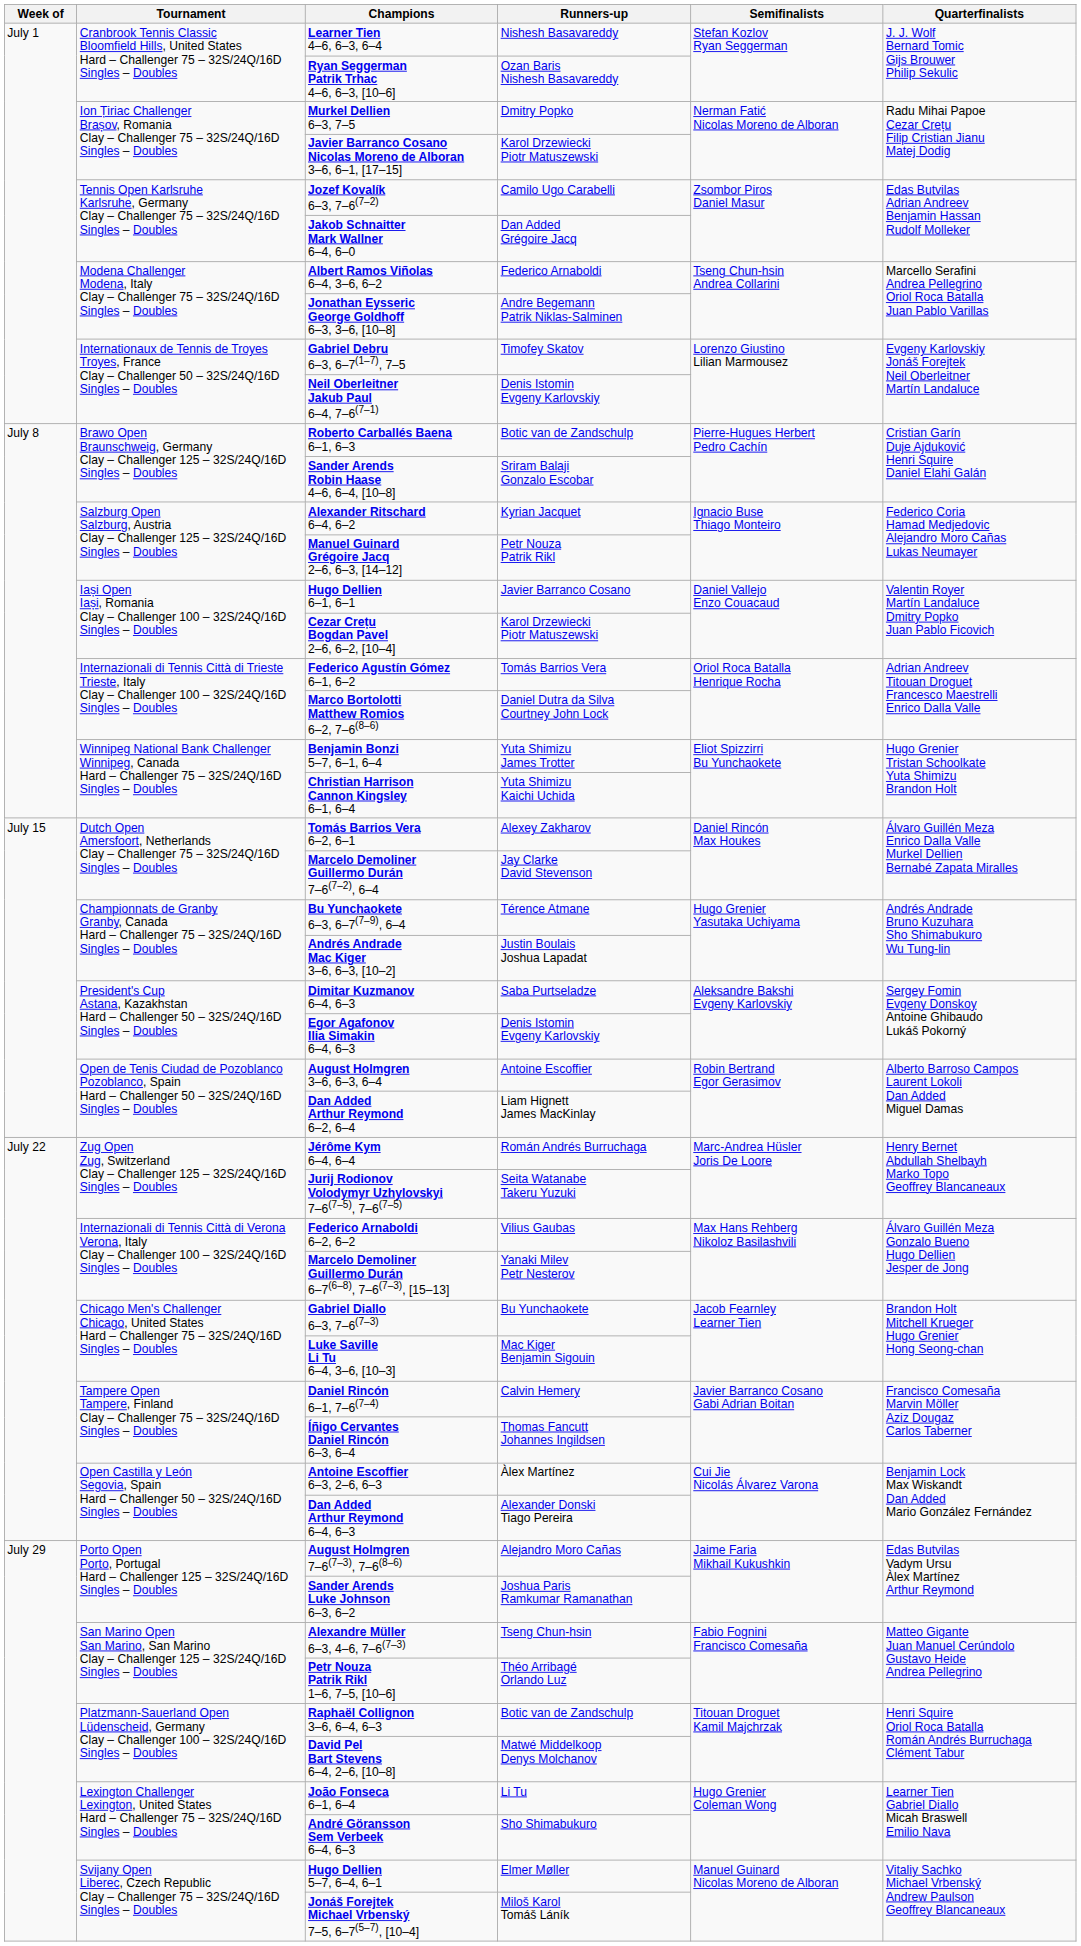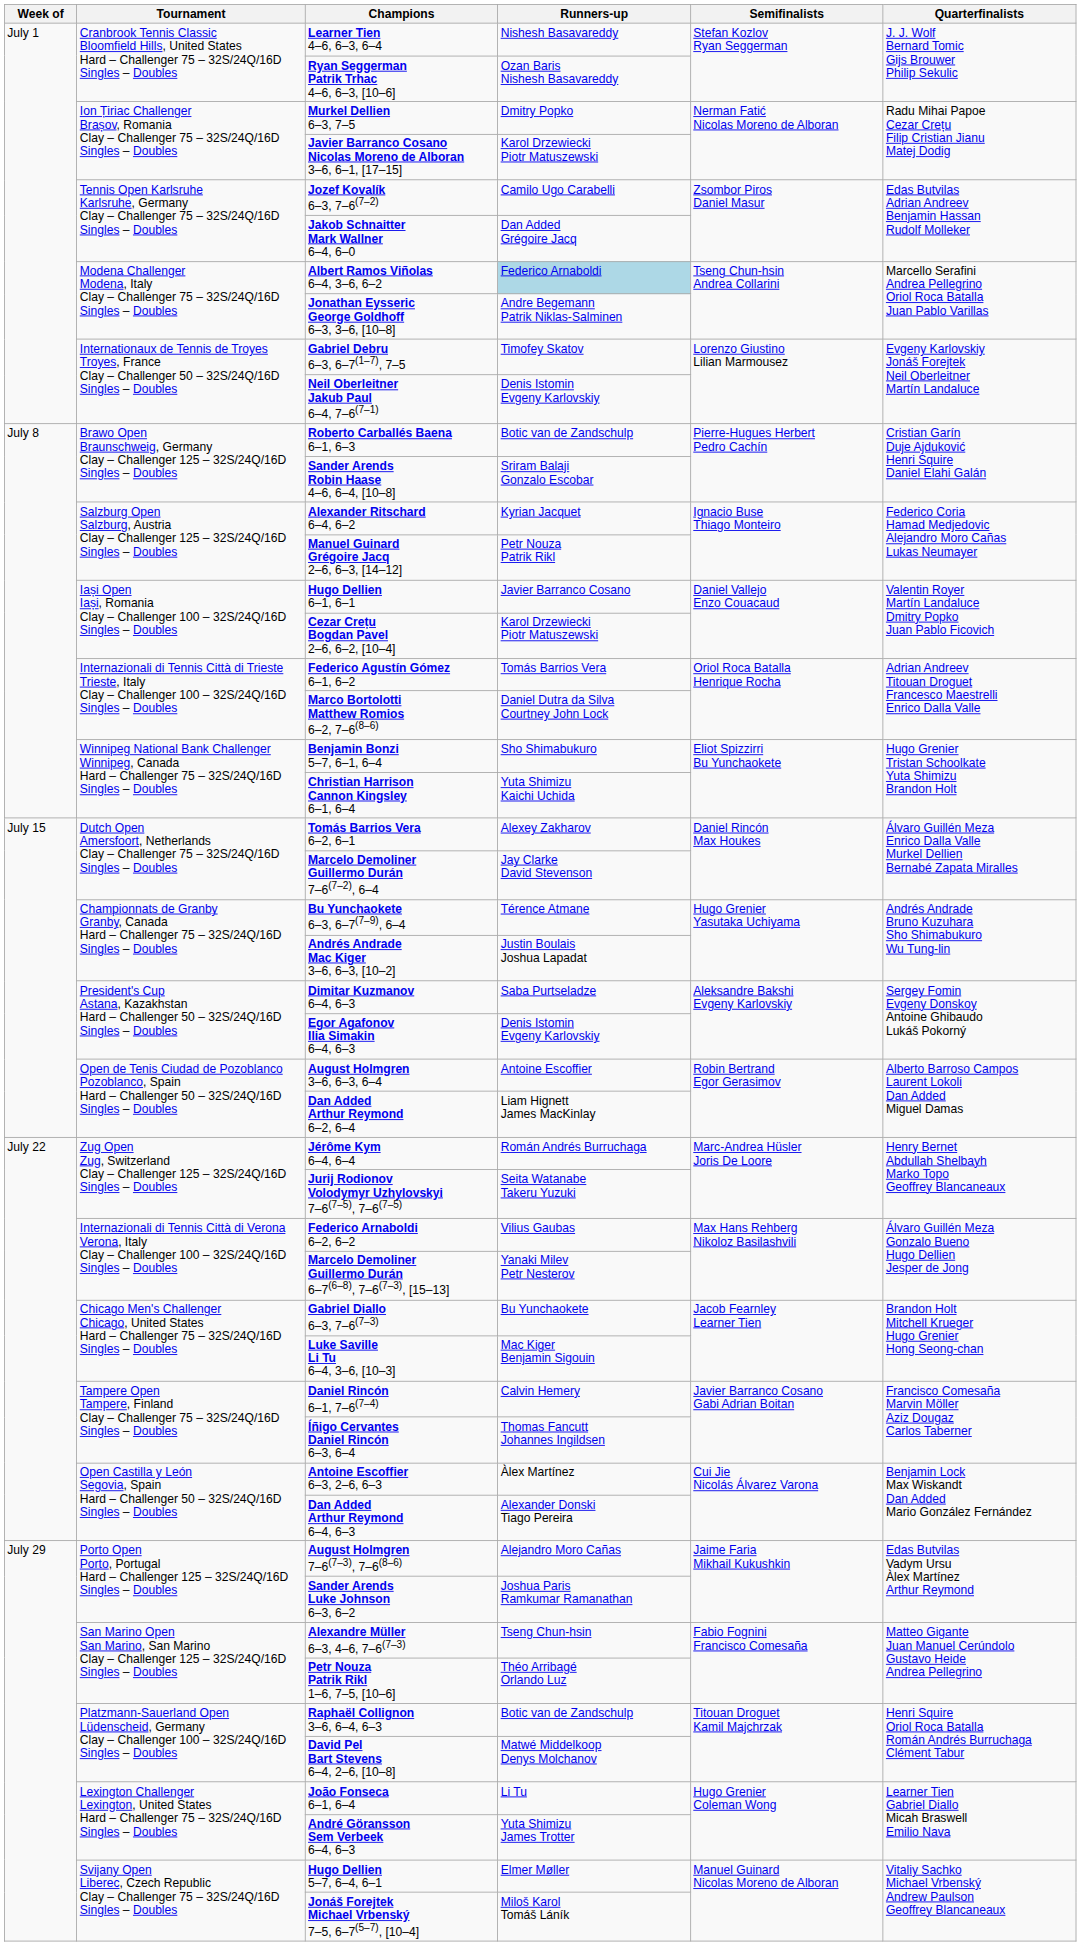(551, 270) no background -> (551, 270) lightblue background
(538, 756) Yuta Shimizu James Trotter -> (549, 749) Sho Shimabukuro
(549, 1823) Sho Shimabukuro -> (538, 1830) Yuta Shimizu James Trotter
